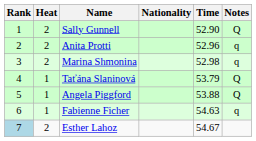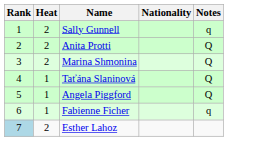- column: (208, 12)
(237, 29) Q -> (208, 29) q
(237, 45) q -> (208, 45) Q
(237, 62) q -> (208, 62) Q
